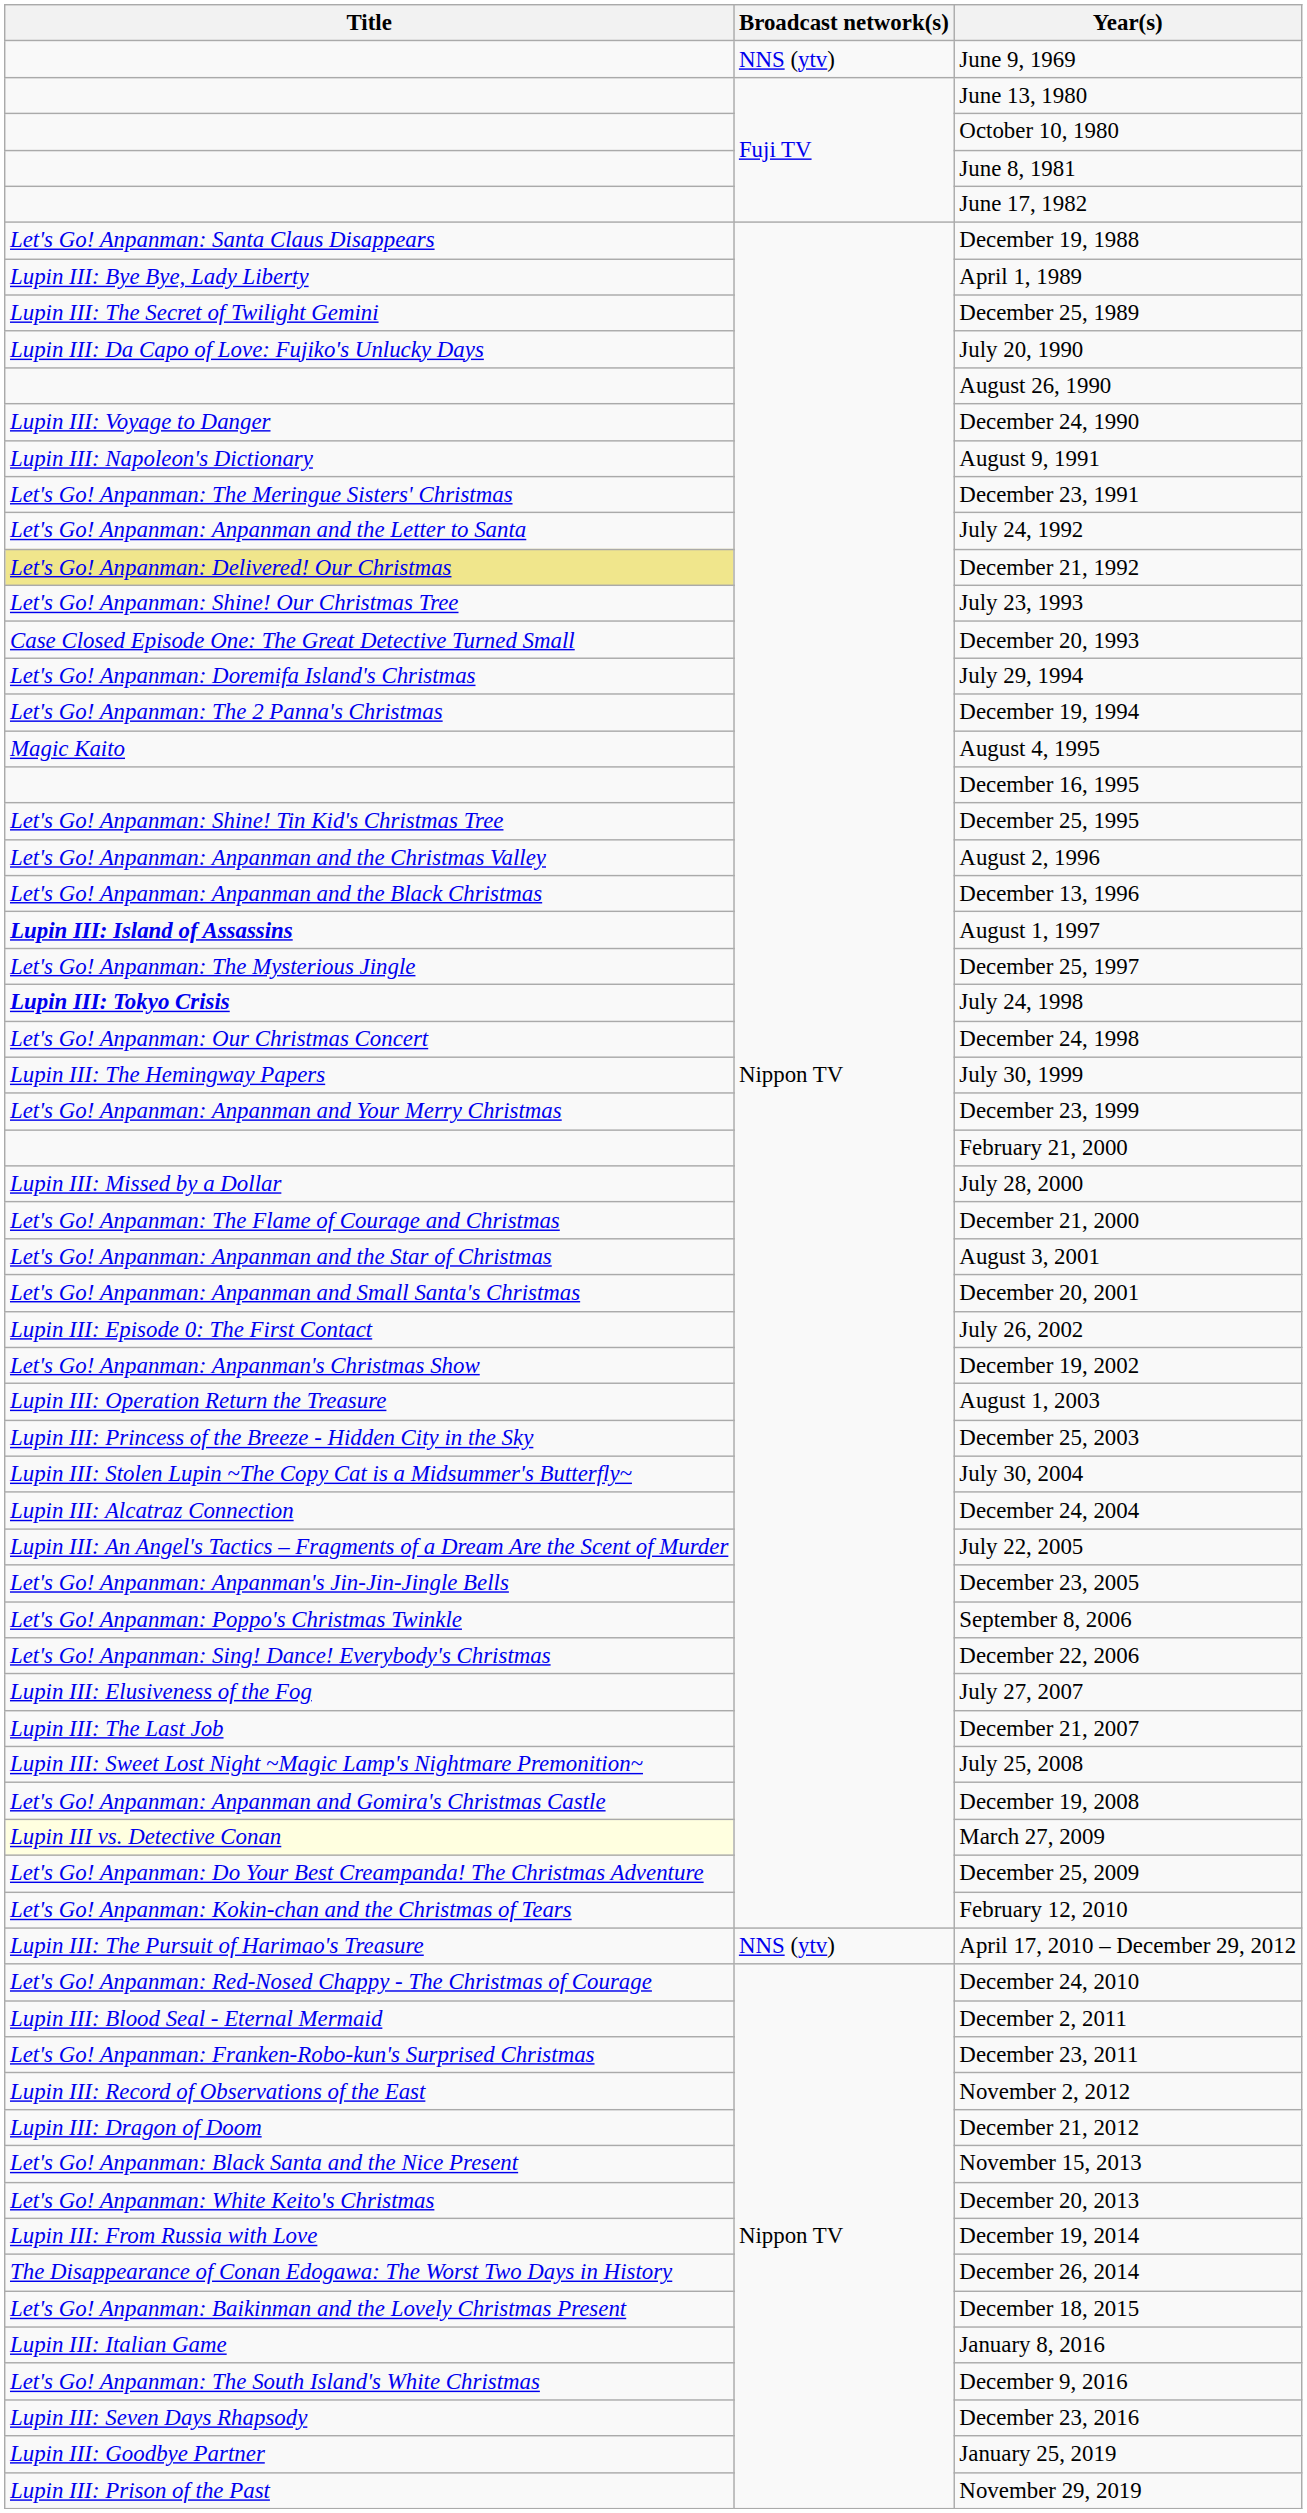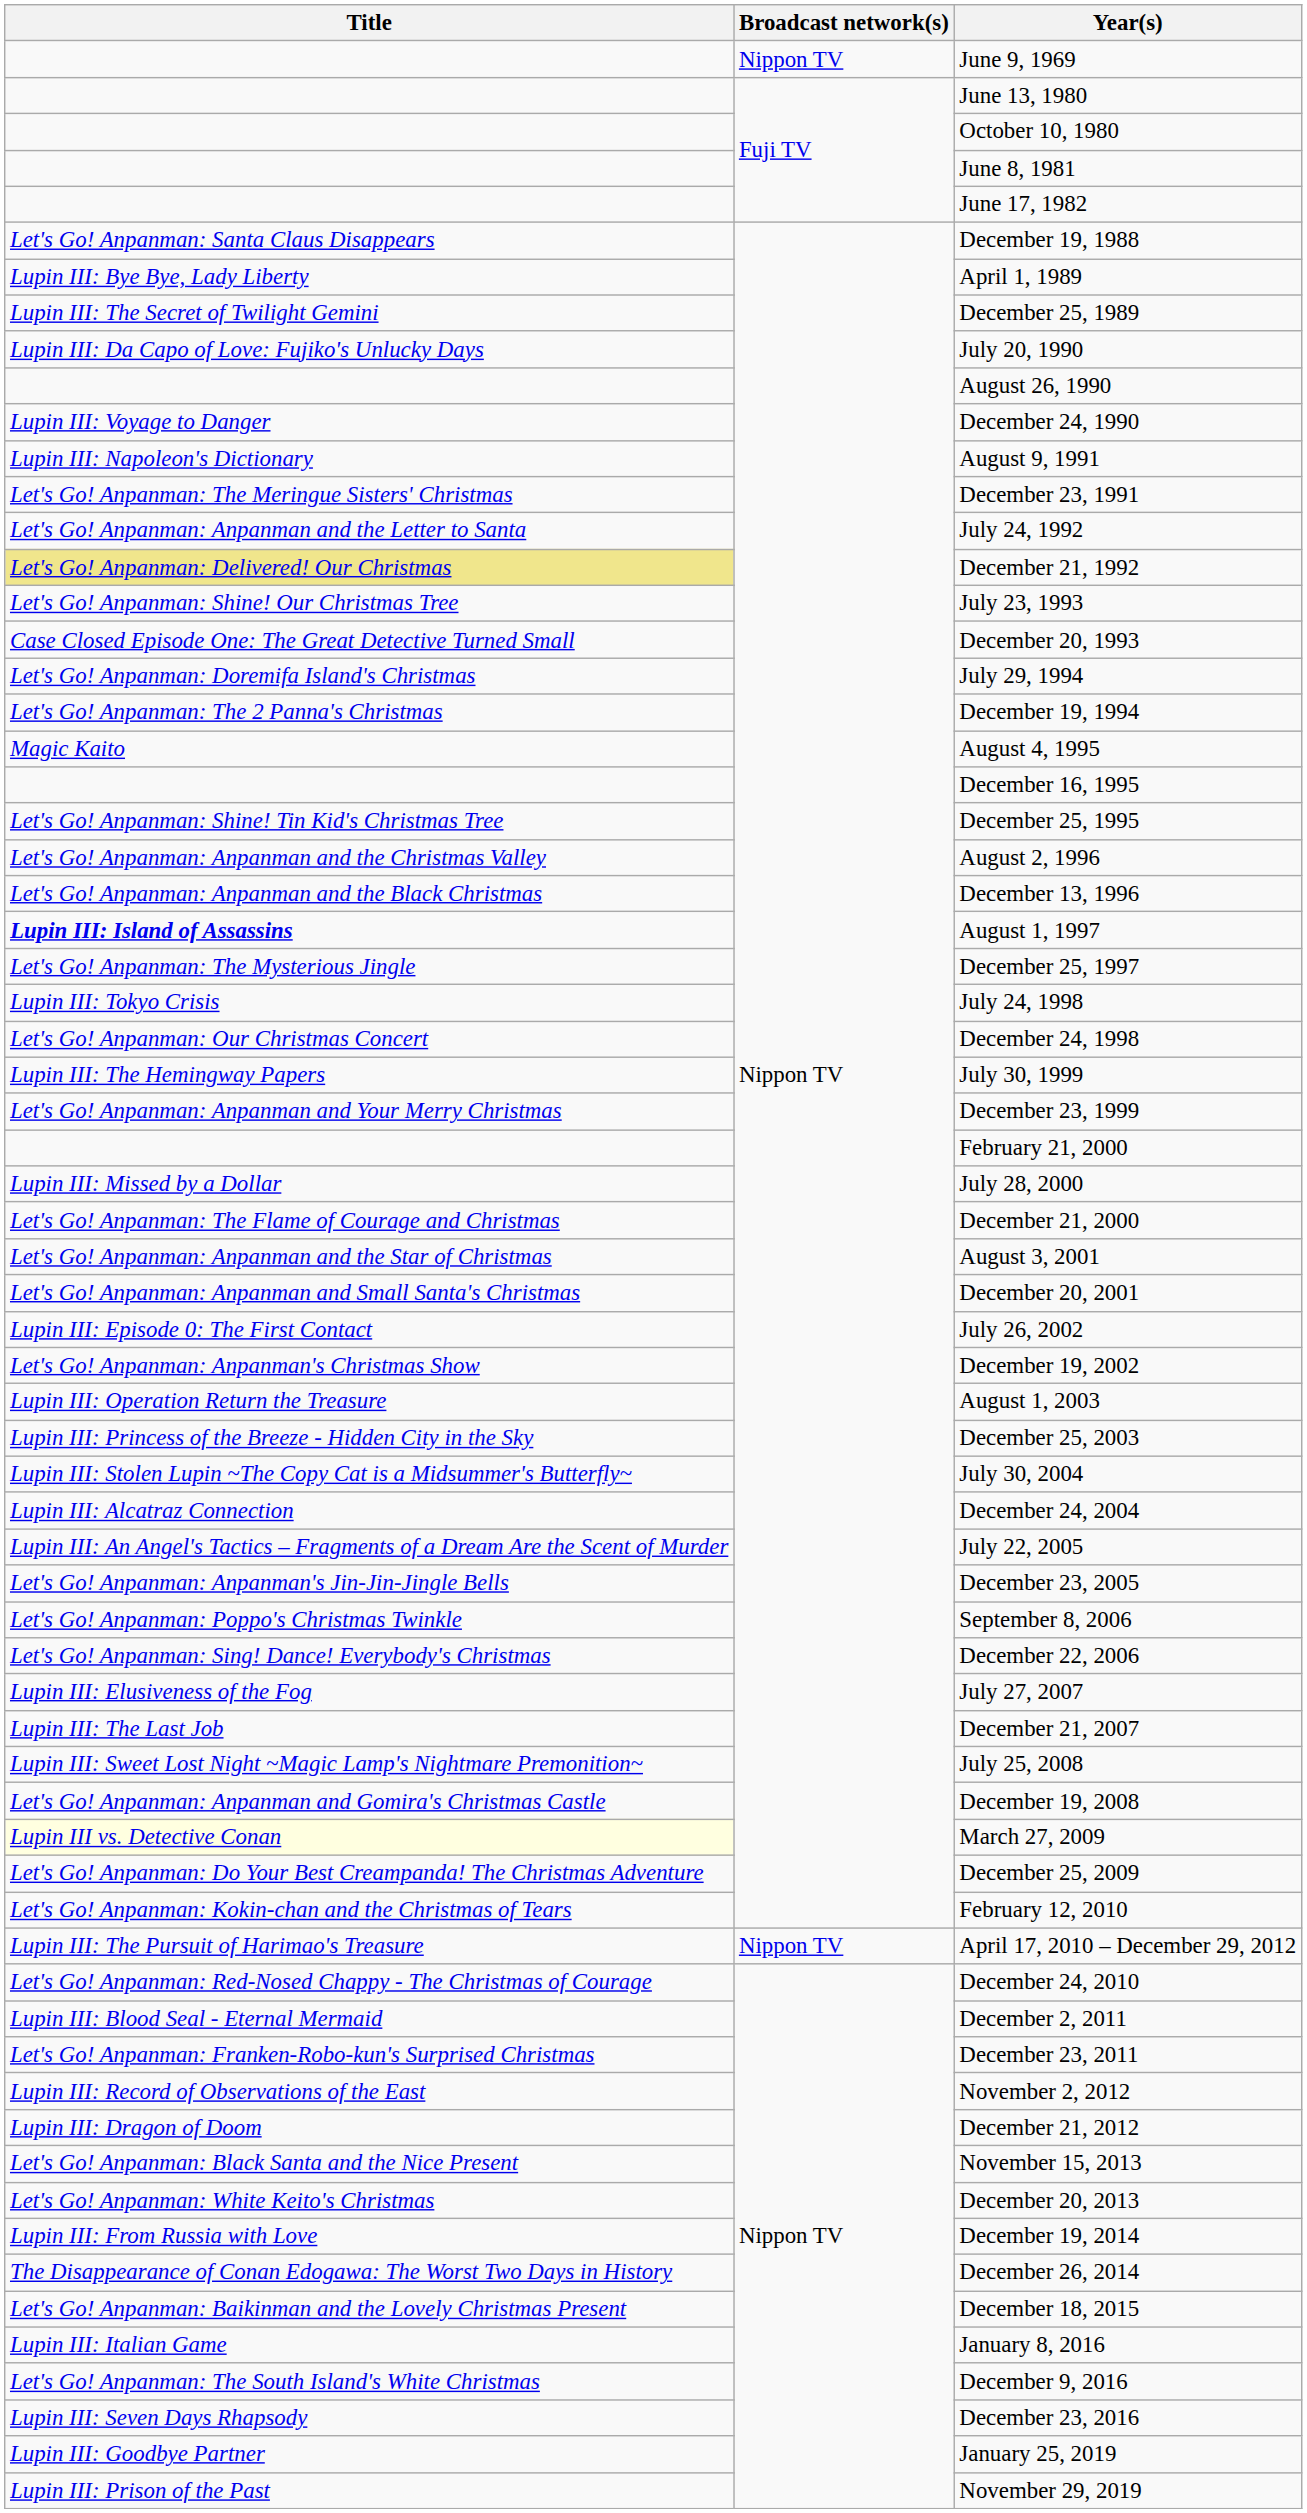(787, 58) NNS (ytv) -> (791, 58) Nippon TV
(120, 1002) bold -> (115, 1002) normal
(787, 1945) NNS (ytv) -> (791, 1945) Nippon TV
